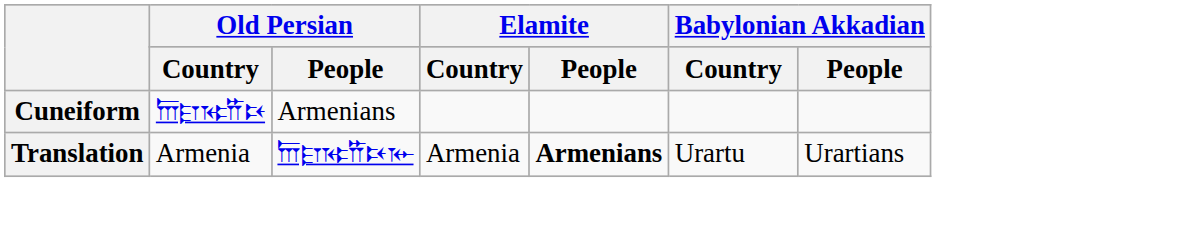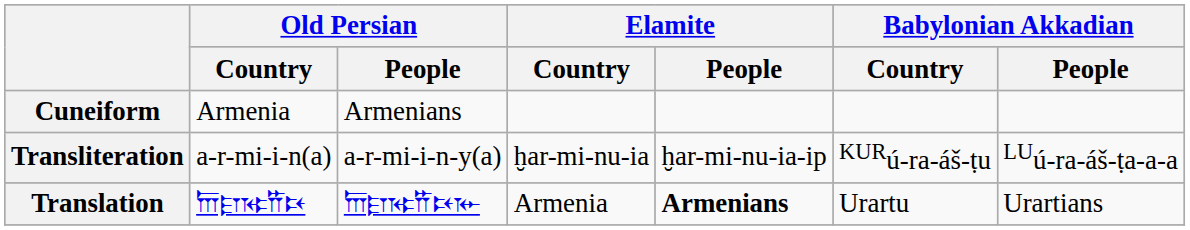(210, 111) 𐎠𐎼𐎷𐎡𐎴 -> (243, 111) Armenia
+ row: (97, 157)
(203, 153) Armenia -> (251, 203) 𐎠𐎼𐎷𐎡𐎴
